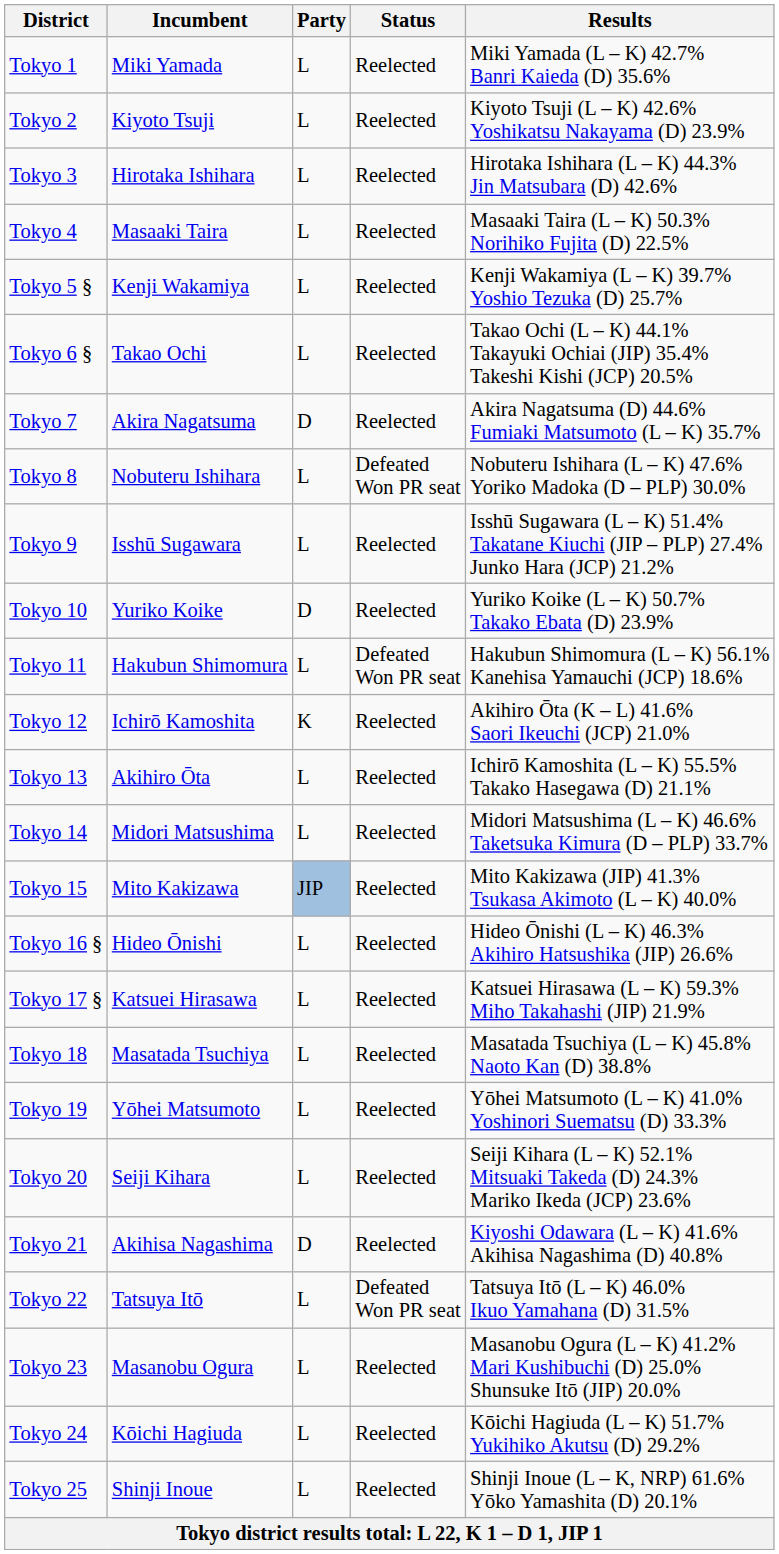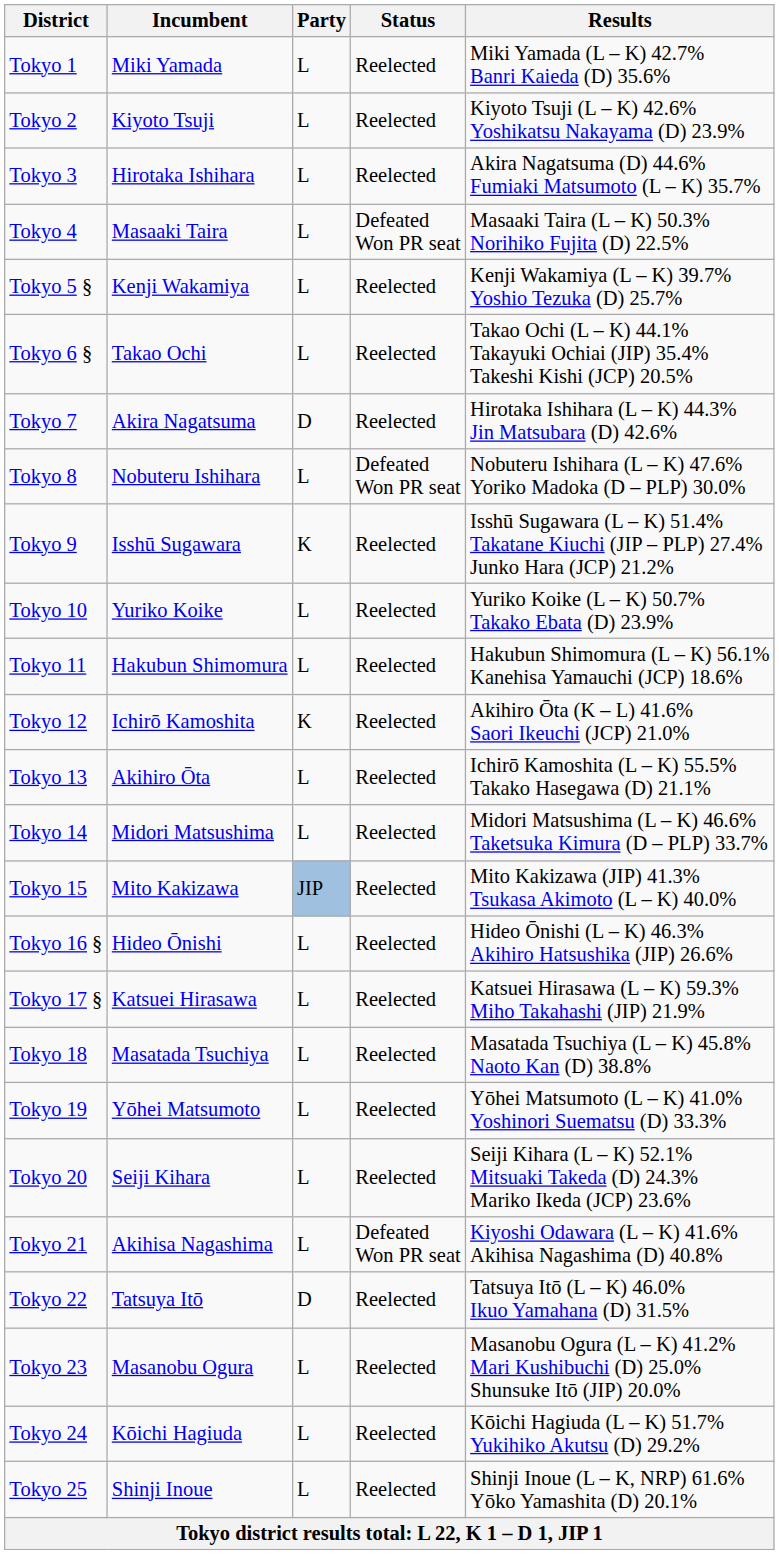(603, 175) Hirotaka Ishihara (L – K) 44.3% Jin Matsubara (D) 42.6% -> (615, 175) Akira Nagatsuma (D) 44.6% Fumiaki Matsumoto (L – K) 35.7%
(396, 231) Reelected -> (408, 231) Defeated Won PR seat
(615, 420) Akira Nagatsuma (D) 44.6% Fumiaki Matsumoto (L – K) 35.7% -> (603, 420) Hirotaka Ishihara (L – K) 44.3% Jin Matsubara (D) 42.6%
(303, 543) L -> (304, 543) K
(304, 610) D -> (303, 610) L
(408, 666) Defeated Won PR seat -> (396, 666) Reelected
(304, 1244) D -> (303, 1244) L
(396, 1244) Reelected -> (408, 1244) Defeated Won PR seat
(303, 1299) L -> (304, 1299) D
(408, 1299) Defeated Won PR seat -> (396, 1299) Reelected
